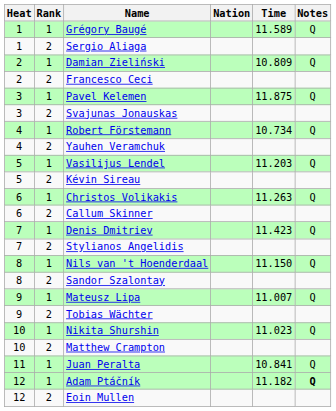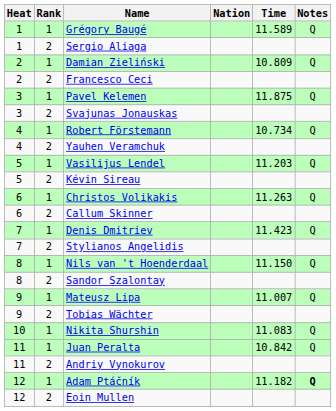(274, 331) 11.023 -> (274, 331) 11.083
- row: (116, 348)
(274, 364) 10.841 -> (274, 348) 10.842
+ row: (116, 364)
